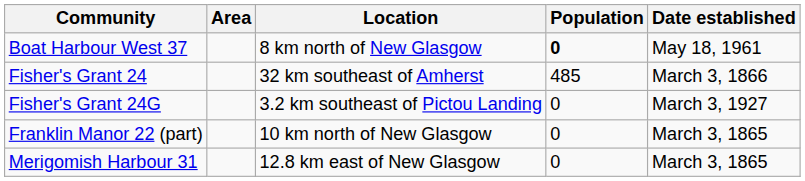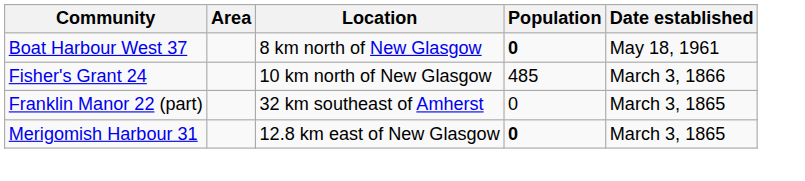(372, 76) 32 km southeast of Amherst -> (376, 76) 10 km north of New Glasgow
- row: (85, 104)
(376, 133) 10 km north of New Glasgow -> (372, 104) 32 km southeast of Amherst
(555, 162) normal -> (513, 133) bold
